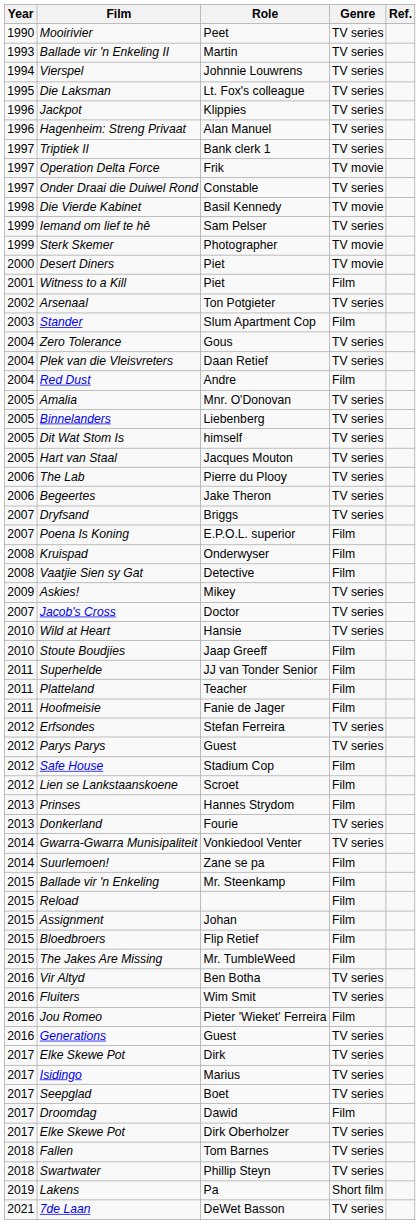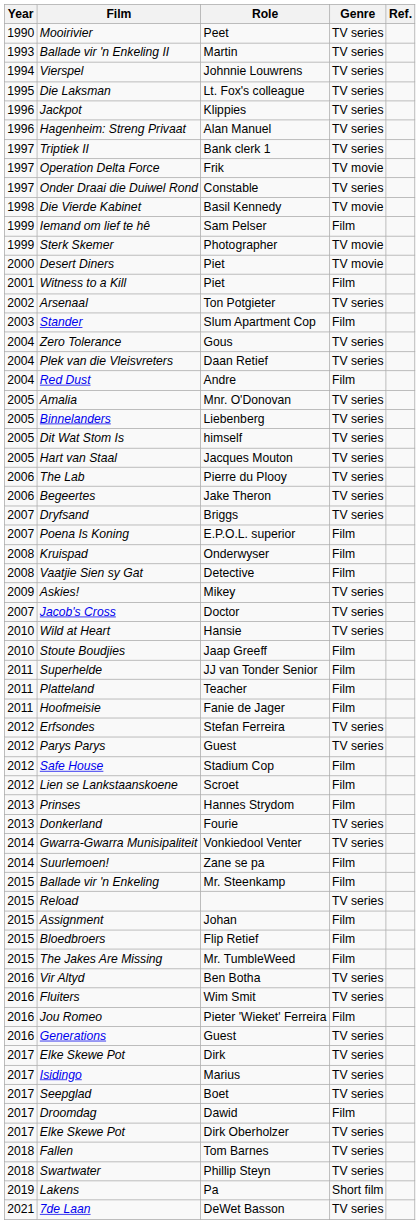(358, 226) TV series -> (344, 226) Film
(344, 901) Film -> (358, 901) TV series
